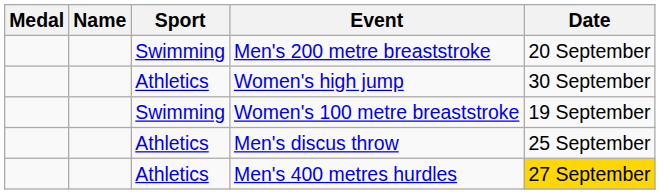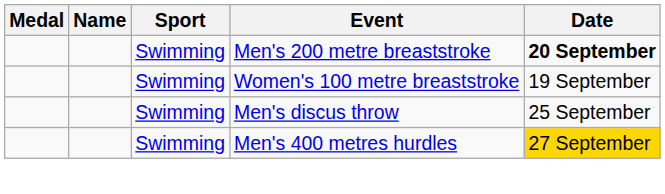(589, 51) normal -> (592, 51) bold
- row: (319, 82)
(172, 143) Athletics -> (180, 113) Swimming
(172, 174) Athletics -> (180, 143) Swimming
